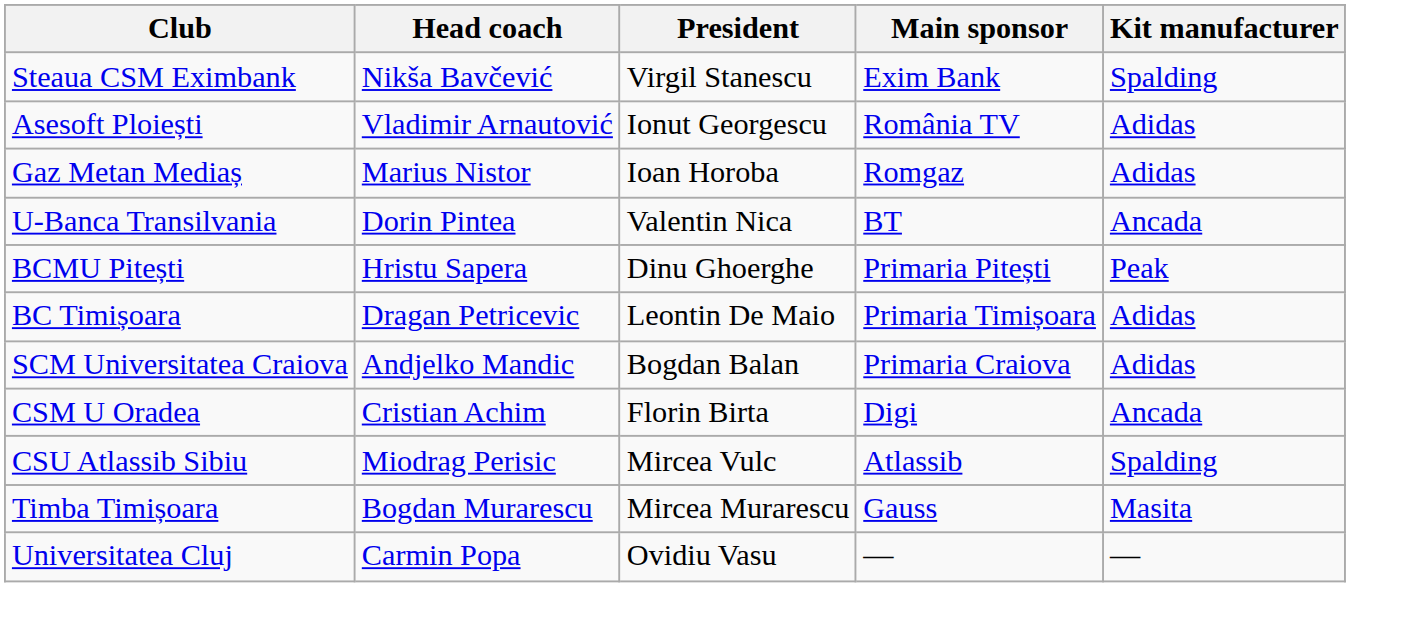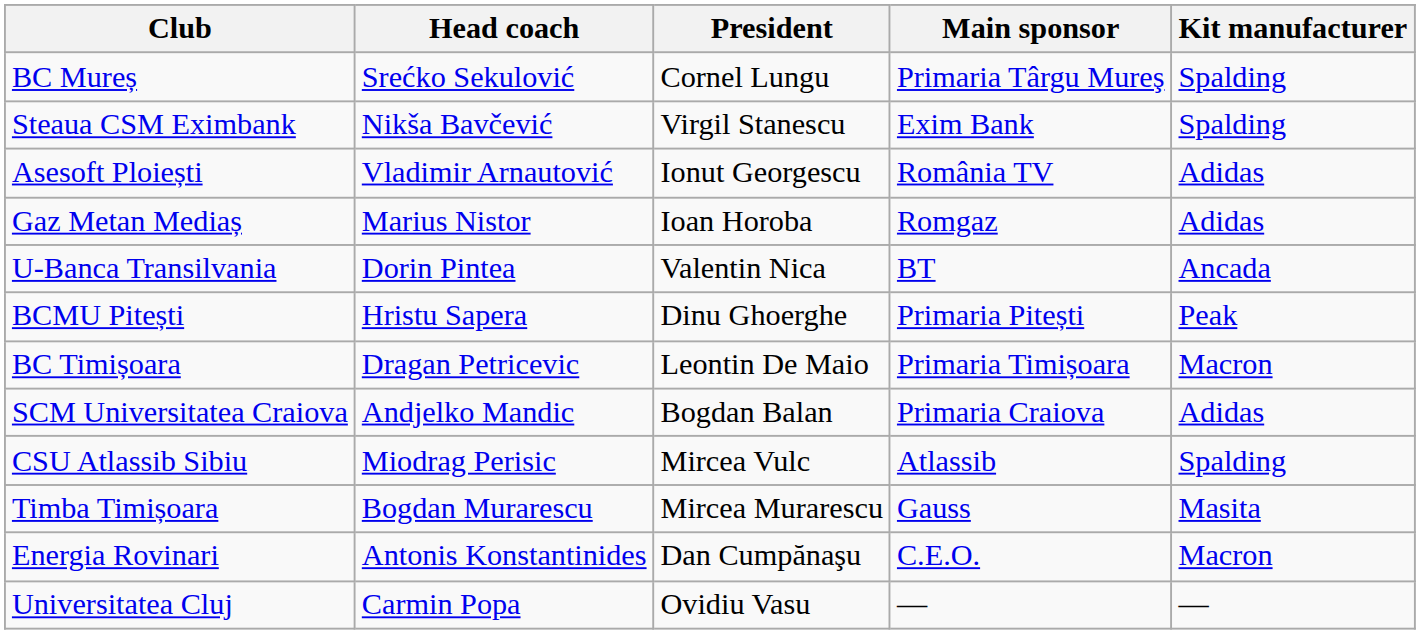+ row: (75, 76)
(1153, 316) Adidas -> (1226, 364) Macron
- row: (106, 412)
+ row: (115, 556)
